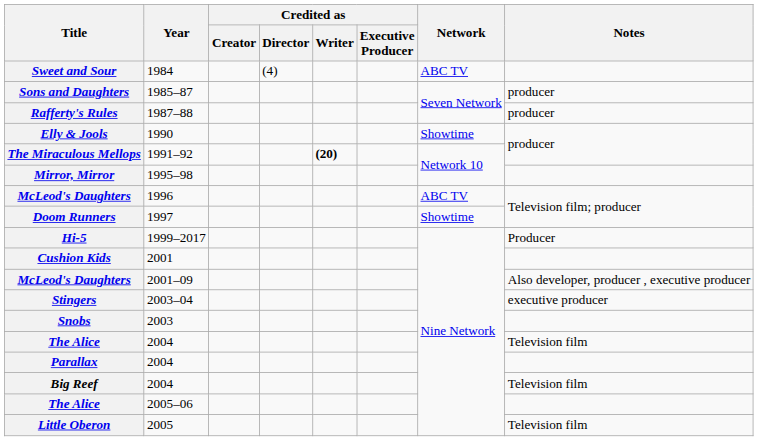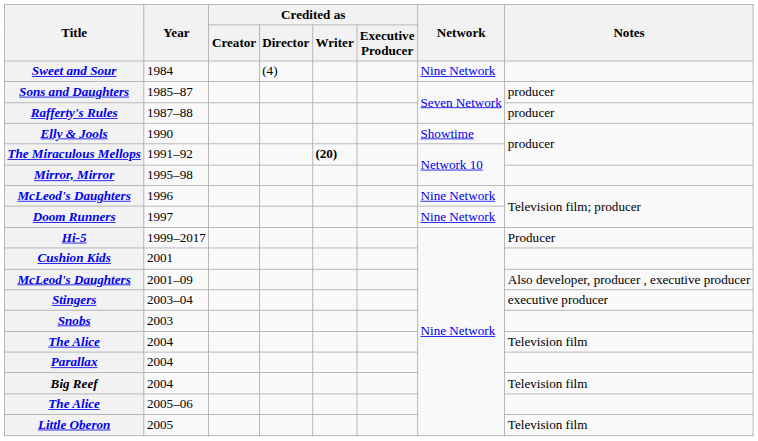(444, 71) ABC TV -> (458, 71) Nine Network
(444, 196) ABC TV -> (458, 196) Nine Network
(447, 216) Showtime -> (458, 216) Nine Network
